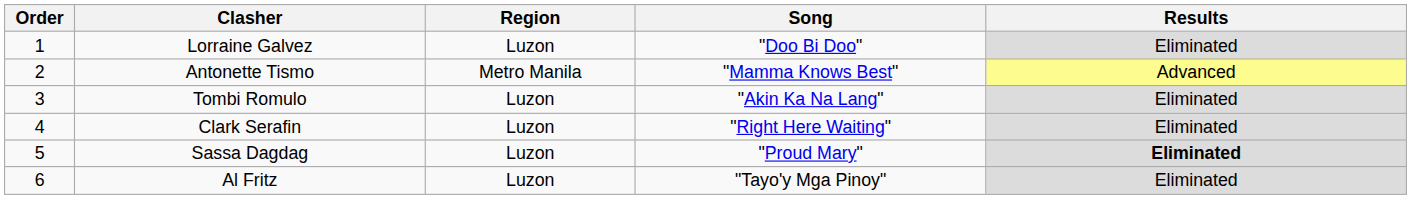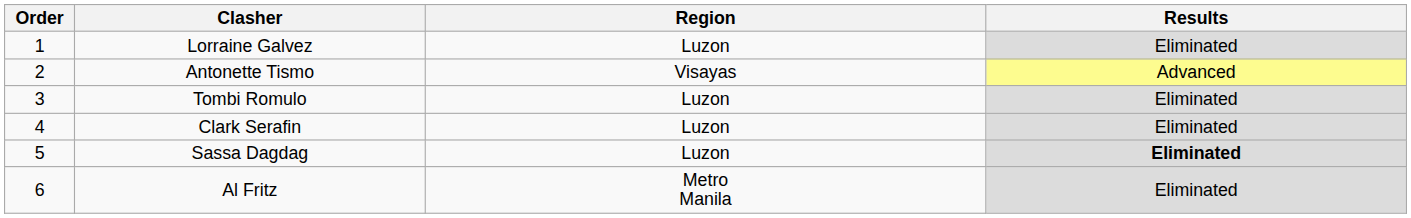- column: (811, 18)
(530, 72) Metro Manila -> (706, 72) Visayas
(530, 180) Luzon -> (706, 190) Metro Manila
